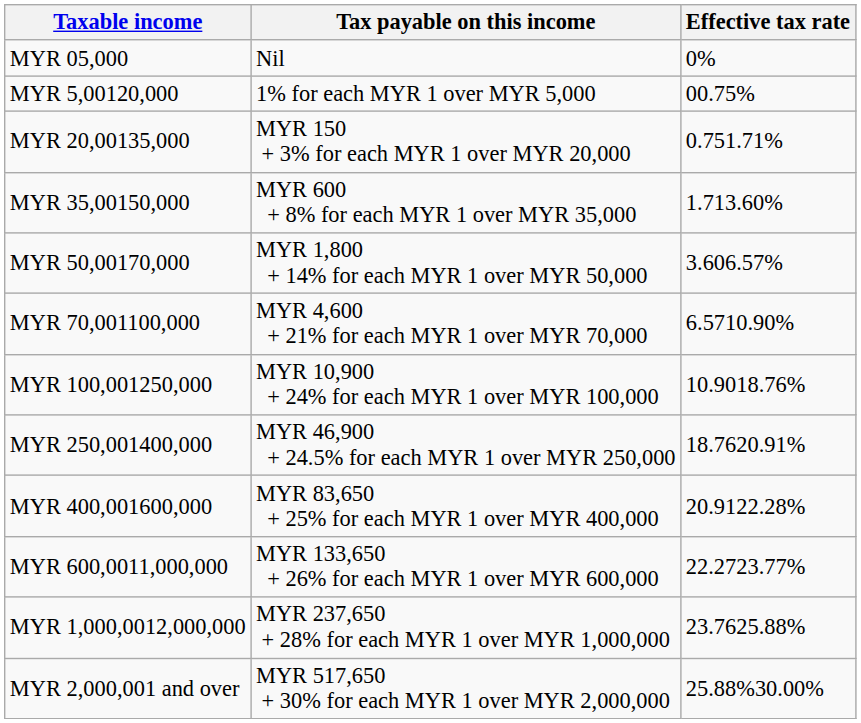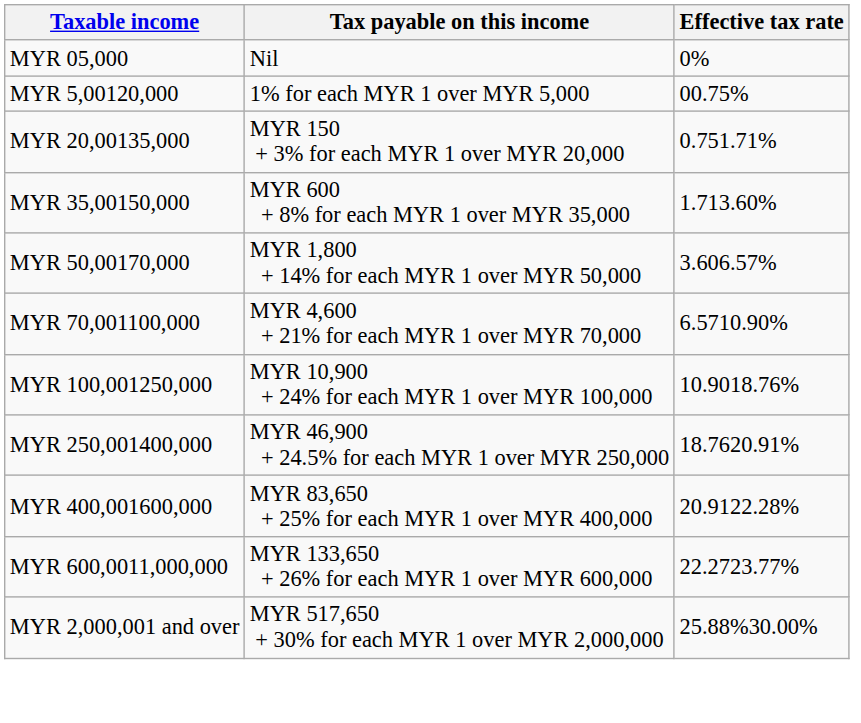- row: (128, 627)
